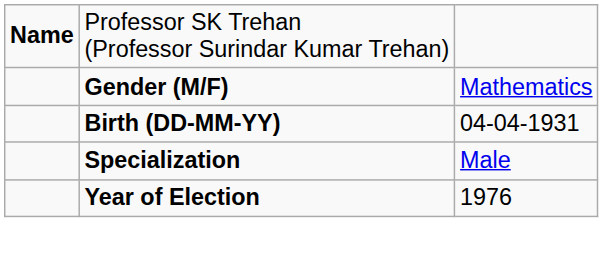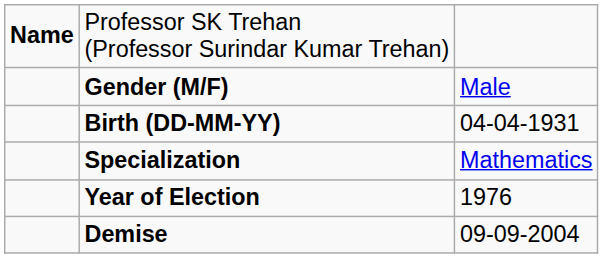(526, 86) Mathematics -> (485, 86) Male
(485, 160) Male -> (526, 160) Mathematics
+ row: (126, 234)
